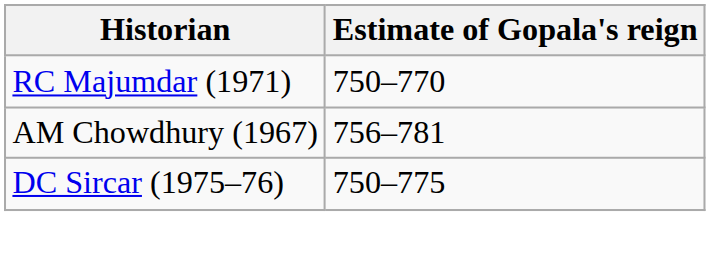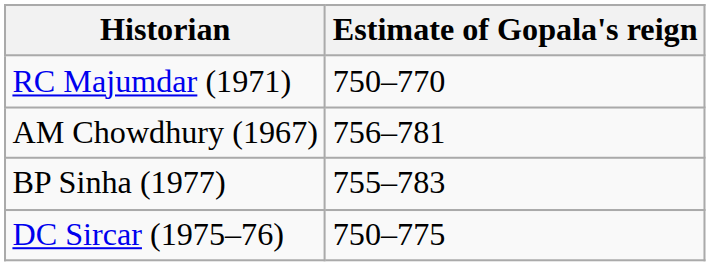+ row: (119, 183)
